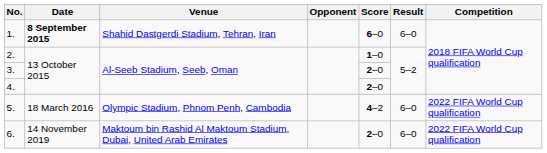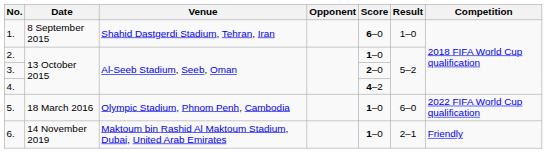(57, 33) bold -> (56, 33) normal
(408, 33) 6–0 -> (408, 33) 1–0
(375, 86) 2–0 -> (374, 86) 4–2
(375, 107) 4–2 -> (374, 107) 1–0
(375, 134) 2–0 -> (374, 134) 1–0
(408, 134) 6–0 -> (408, 134) 2–1
(475, 134) 2022 FIFA World Cup qualification -> (445, 134) Friendly
